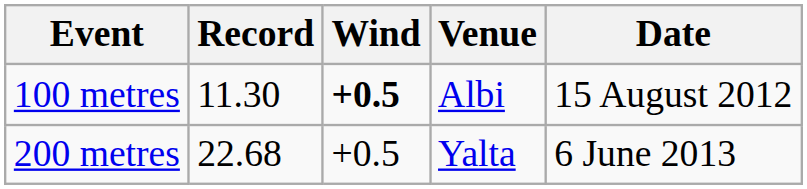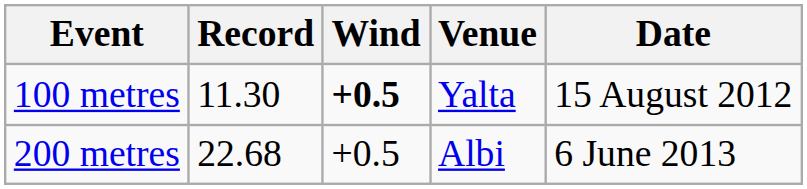(471, 93) Albi -> (477, 93) Yalta
(477, 153) Yalta -> (471, 153) Albi
